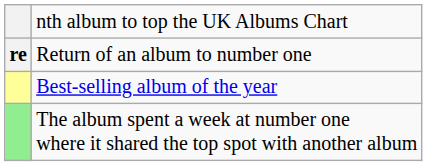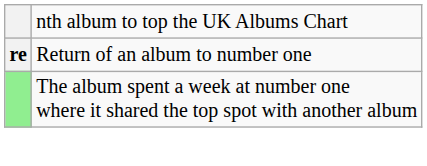- row: (157, 87)
